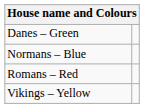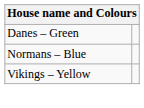- row: (43, 73)
